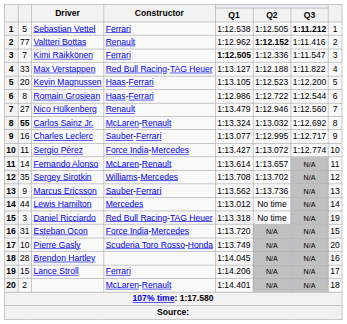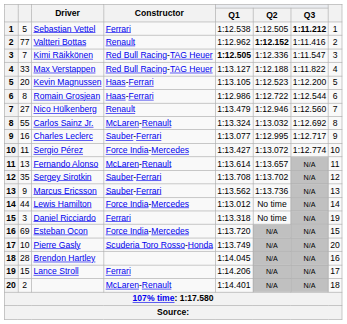(118, 55) Ferrari -> (159, 55) Red Bull Racing-TAG Heuer
(25, 123) bold -> (25, 123) normal
(25, 163) 14 -> (25, 163) 13
(142, 177) Williams-Mercedes -> (133, 177) Sauber-Ferrari
(124, 204) Mercedes -> (147, 204) Force India-Mercedes
(159, 217) Red Bull Racing-TAG Heuer -> (118, 217) Ferrari
(25, 231) 31 -> (25, 231) 69
